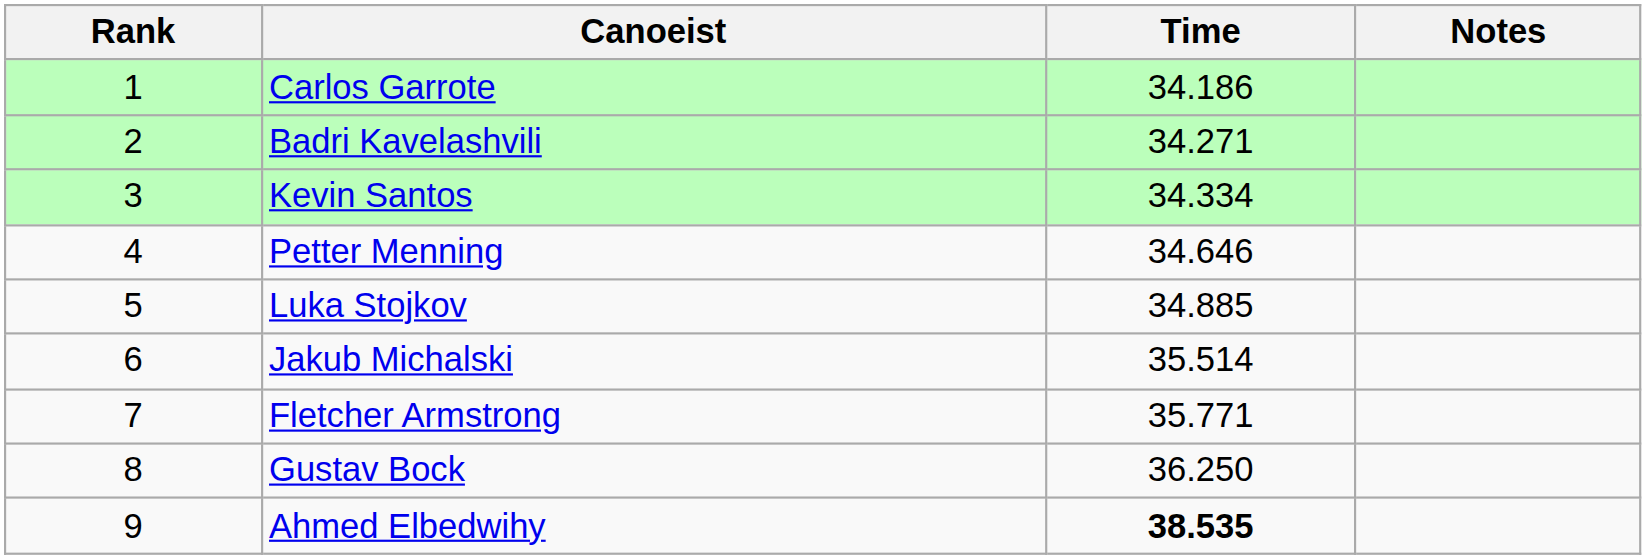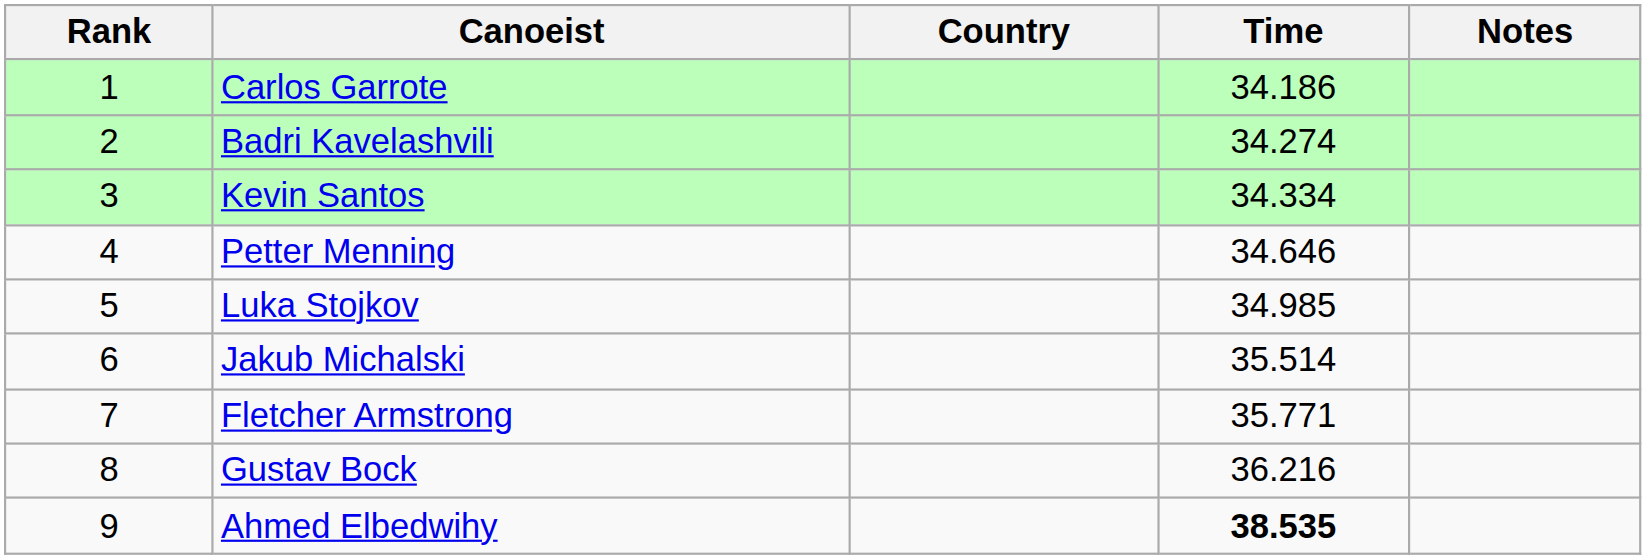+ column: (1004, 31)
(1201, 141) 34.271 -> (1283, 141) 34.274
(1201, 305) 34.885 -> (1283, 305) 34.985
(1201, 470) 36.250 -> (1283, 470) 36.216
